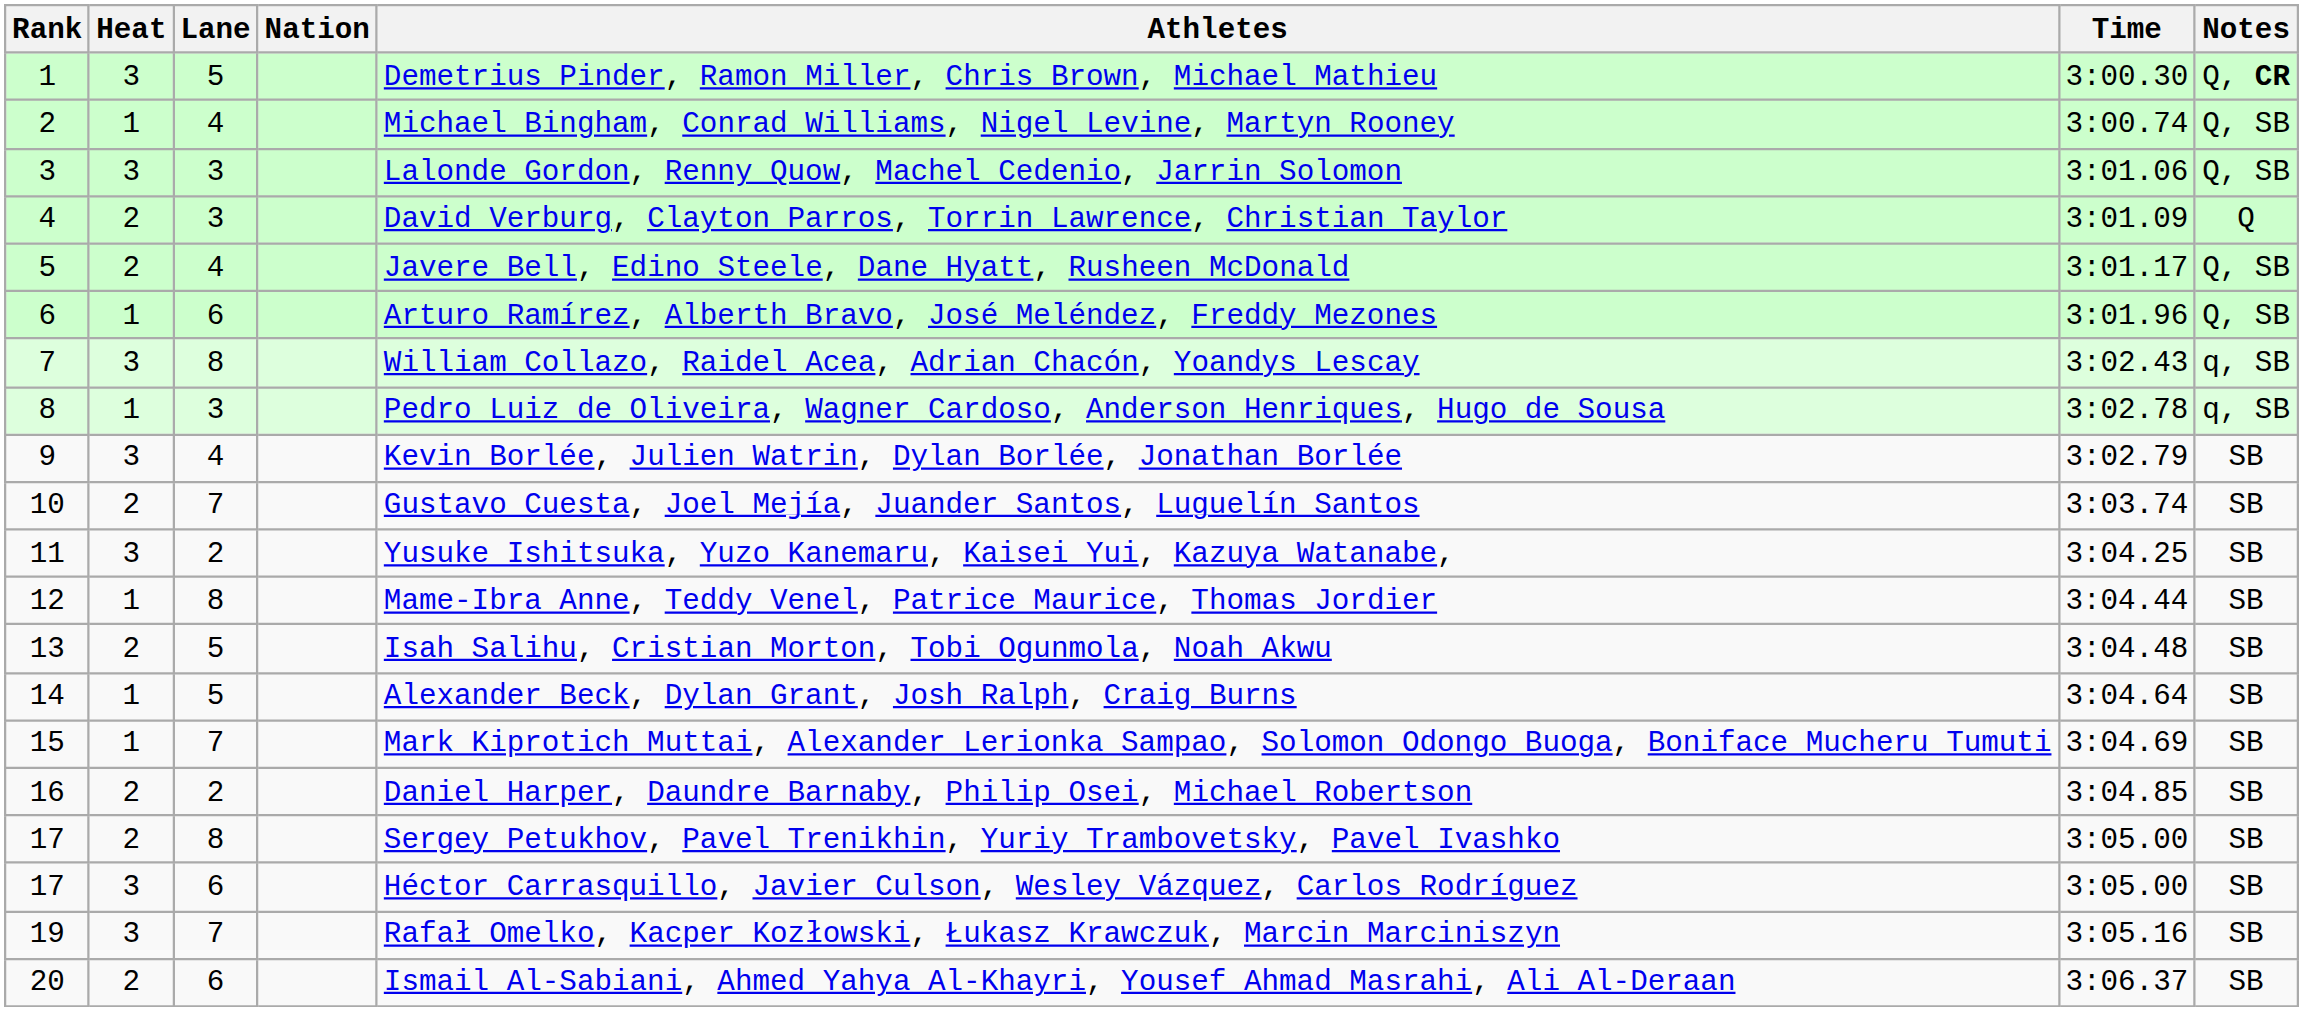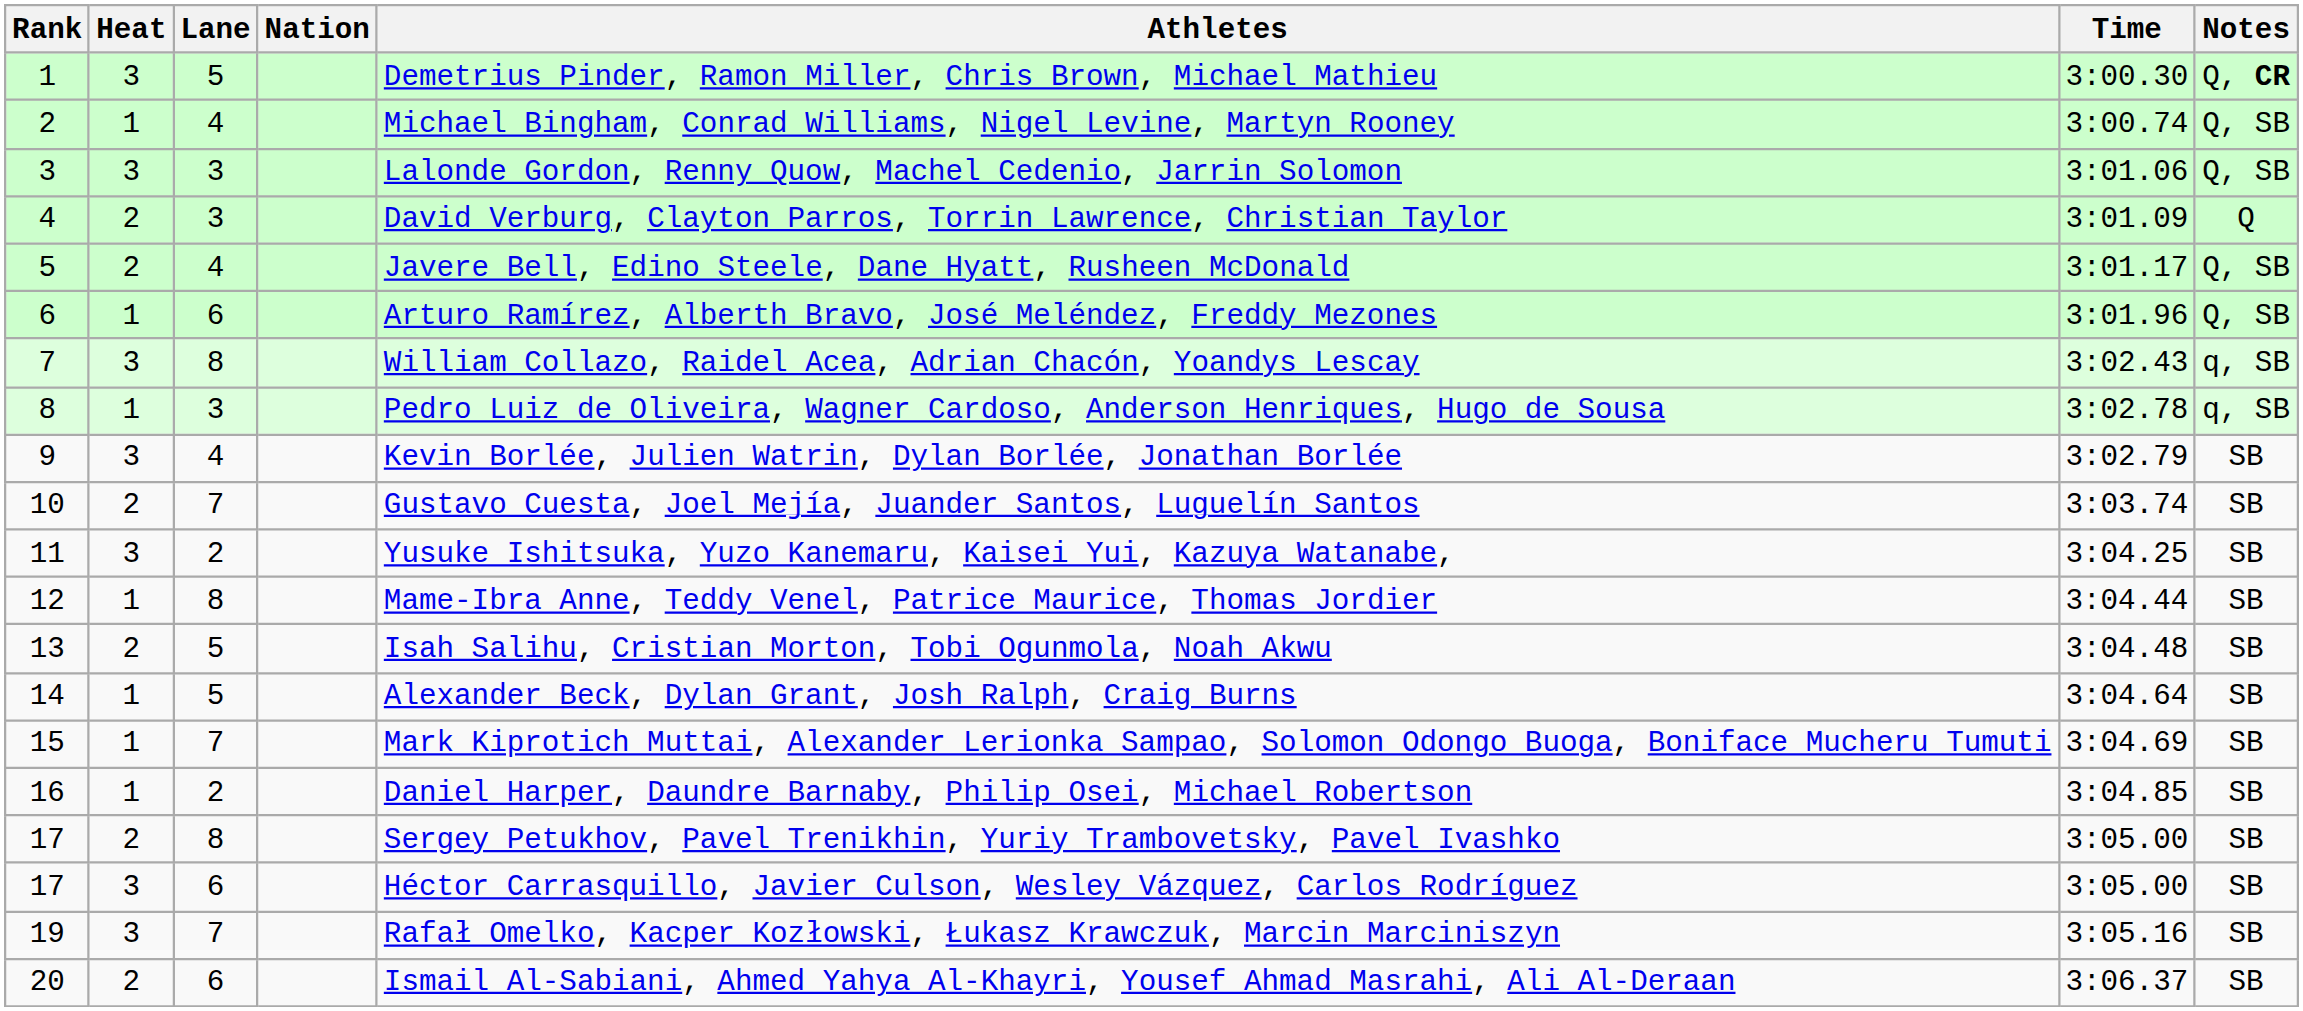(131, 792) 2 -> (131, 792) 1
